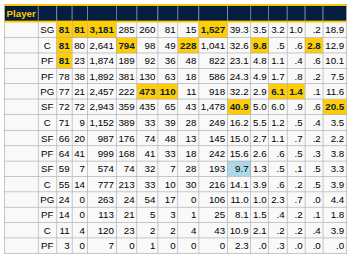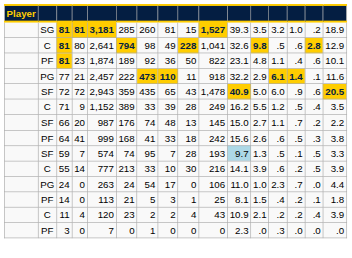(191, 61) 48 -> (191, 61) 50
- row: (64, 76)
(150, 169) 32 -> (150, 153) 95
